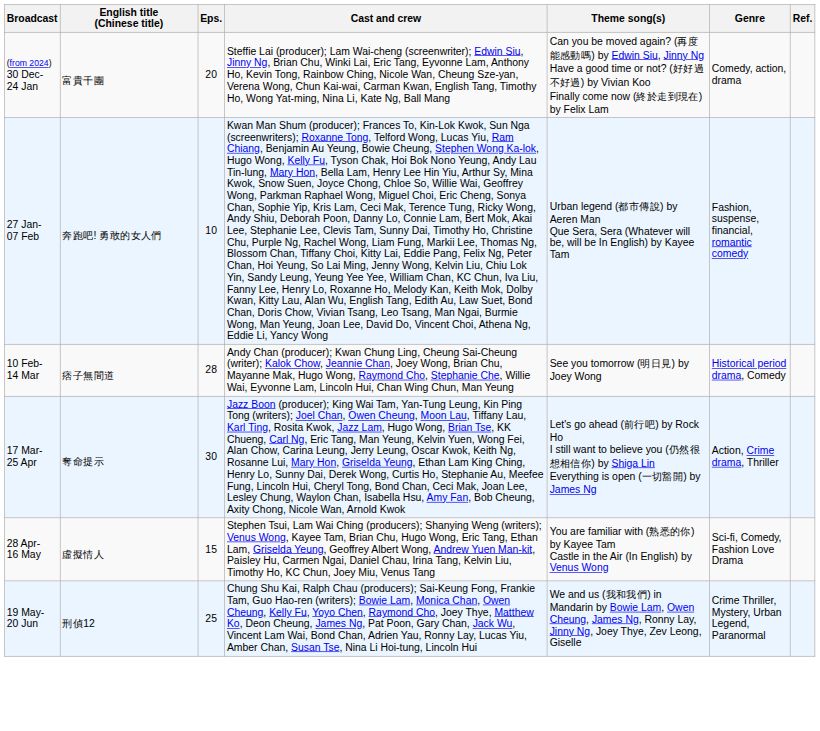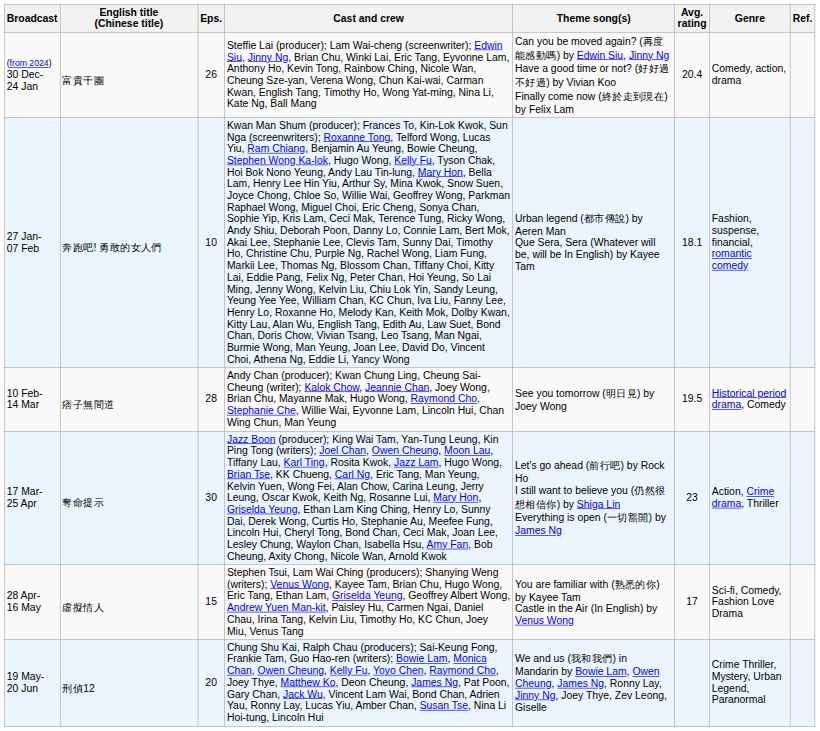+ column: (692, 18)
(211, 75) 20 -> (211, 75) 26
(211, 618) 25 -> (211, 683) 20
